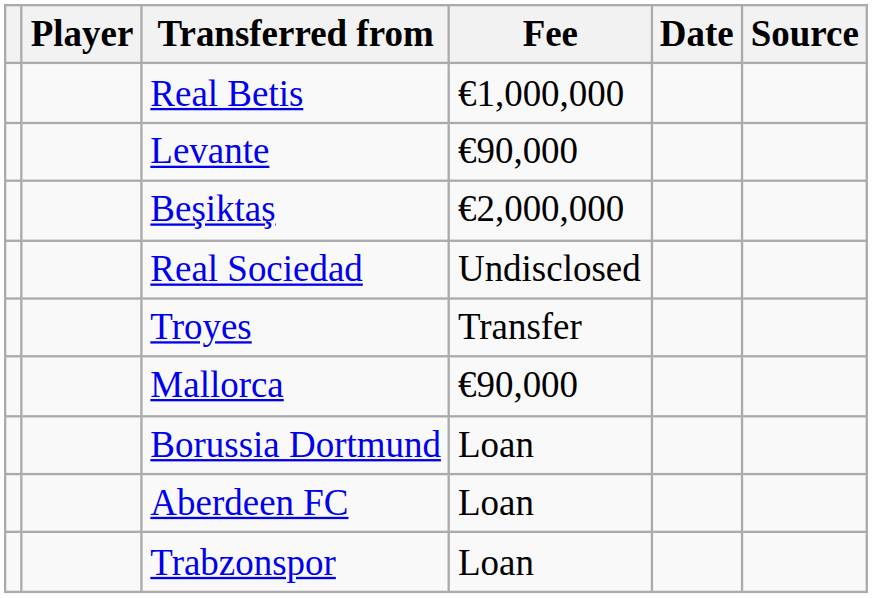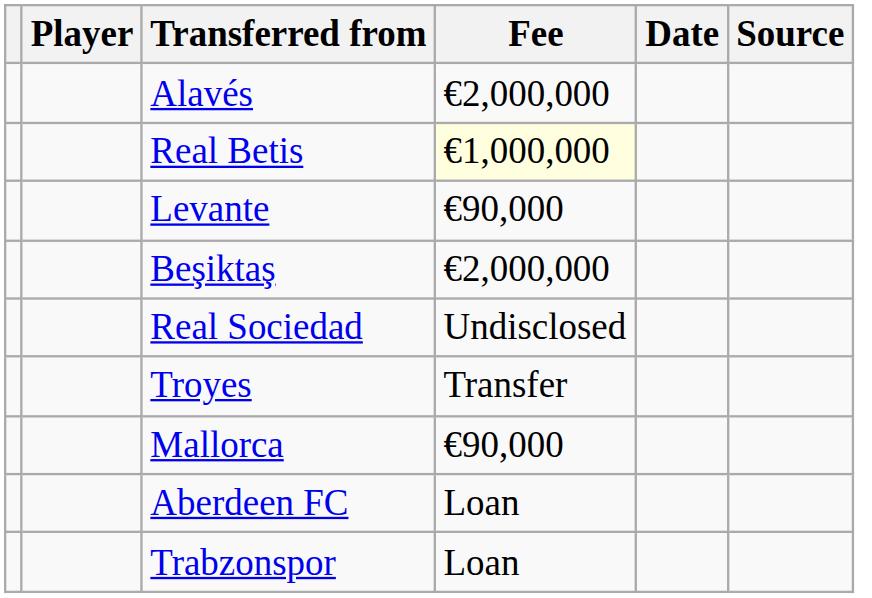+ row: (202, 92)
(541, 92) no background -> (527, 151) lightyellow background
- row: (296, 444)
